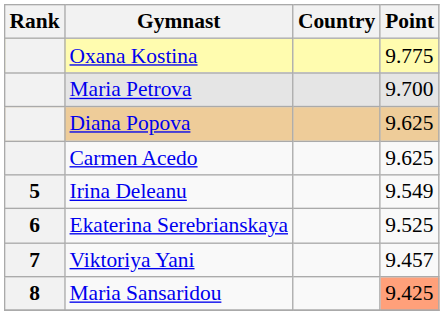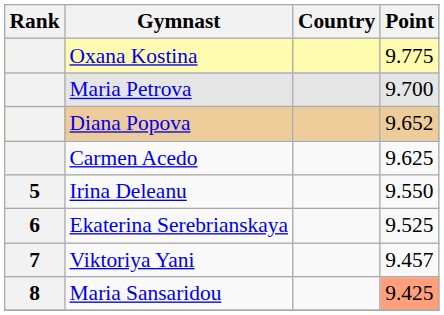(409, 123) 9.625 -> (409, 123) 9.652
(409, 191) 9.549 -> (409, 191) 9.550
